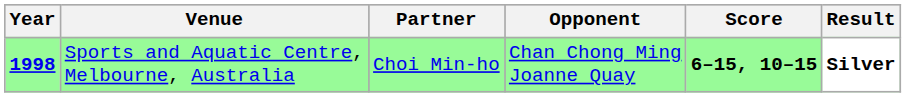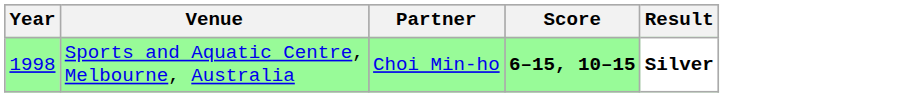- column: (595, 21)
(32, 64) bold -> (32, 64) normal
